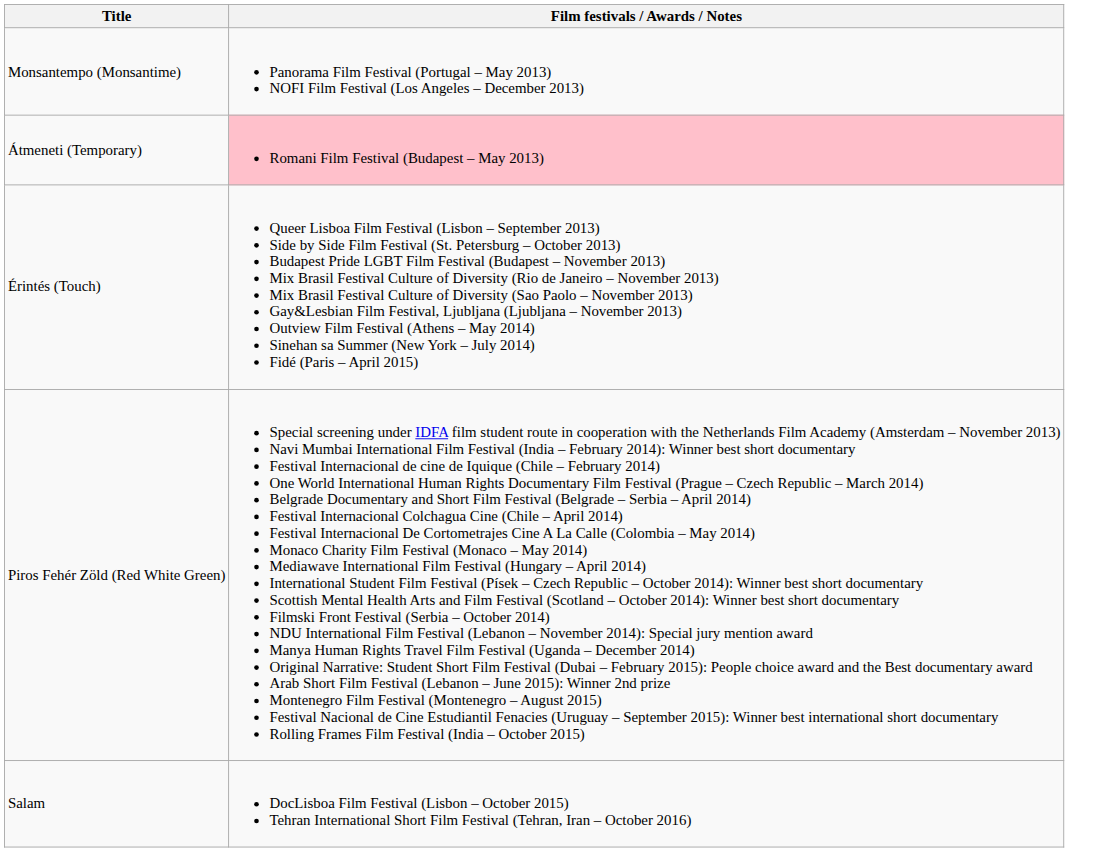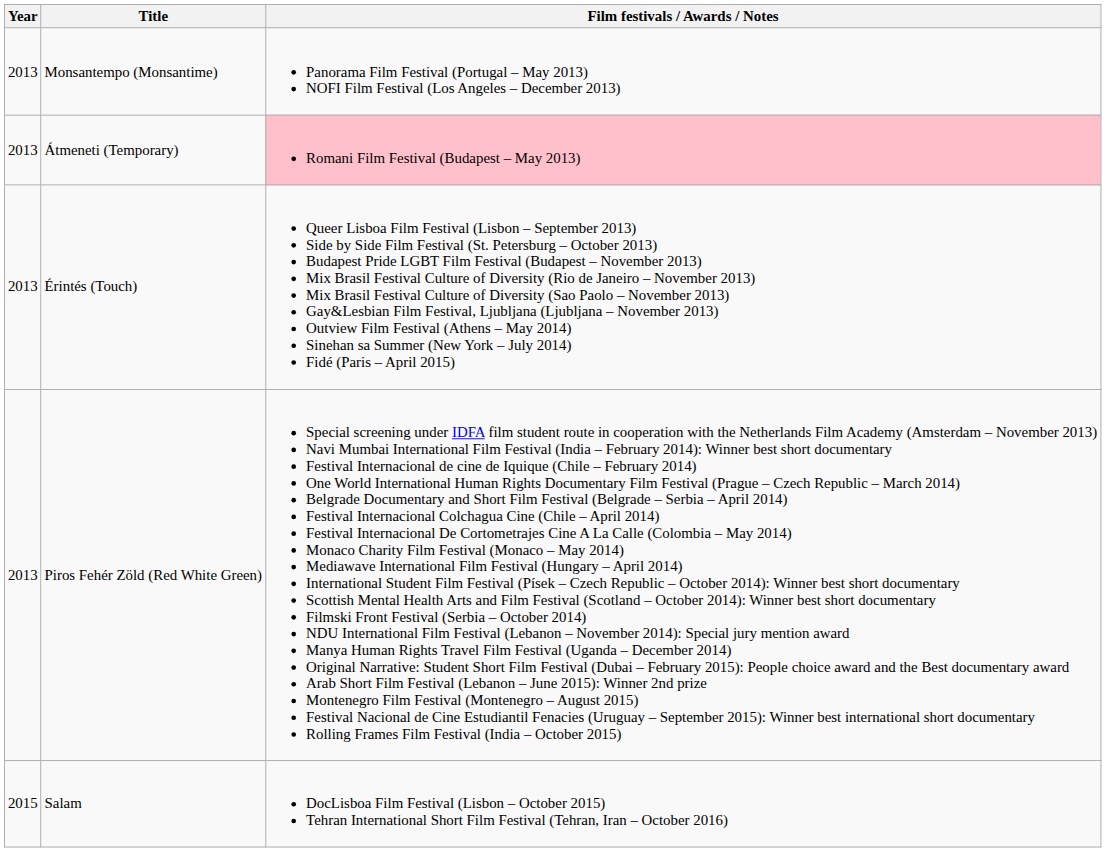+ column: (23, 16)
